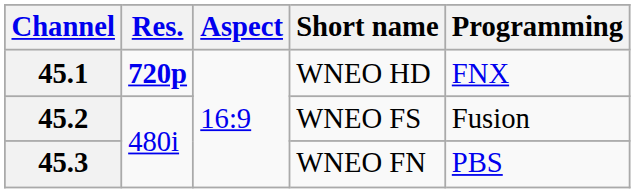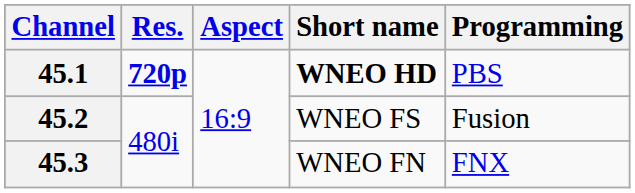(363, 72) normal -> (367, 72) bold
(480, 72) FNX -> (477, 72) PBS
(477, 163) PBS -> (480, 163) FNX
